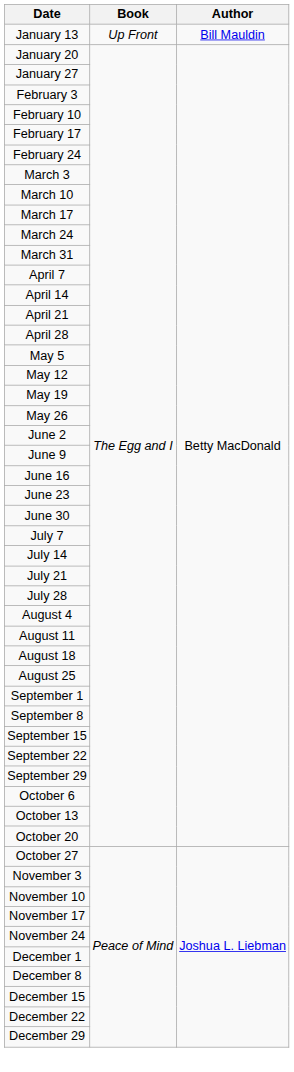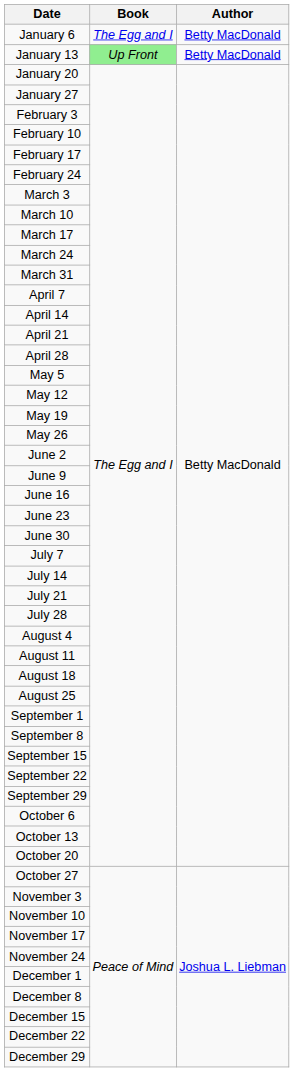+ row: (47, 34)
(133, 34) no background -> (133, 54) lightgreen background
(233, 34) Bill Mauldin -> (233, 54) Betty MacDonald
